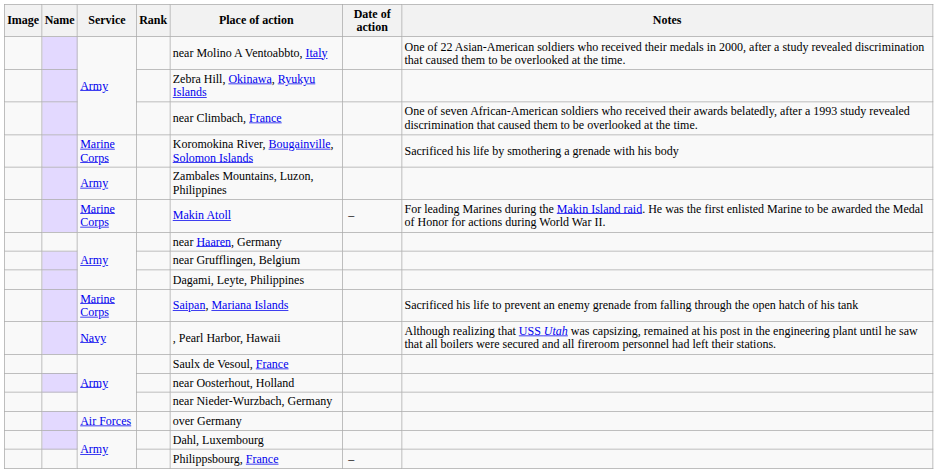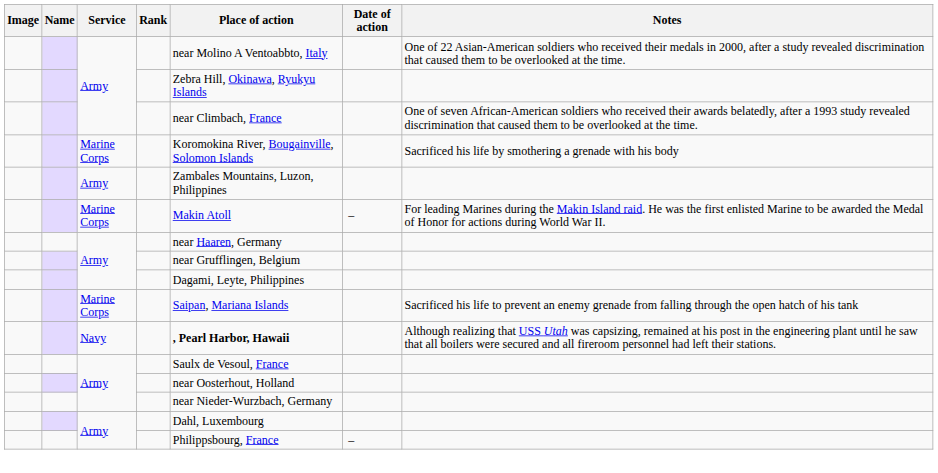(227, 338) normal -> (231, 338) bold
- row: (23, 421)
